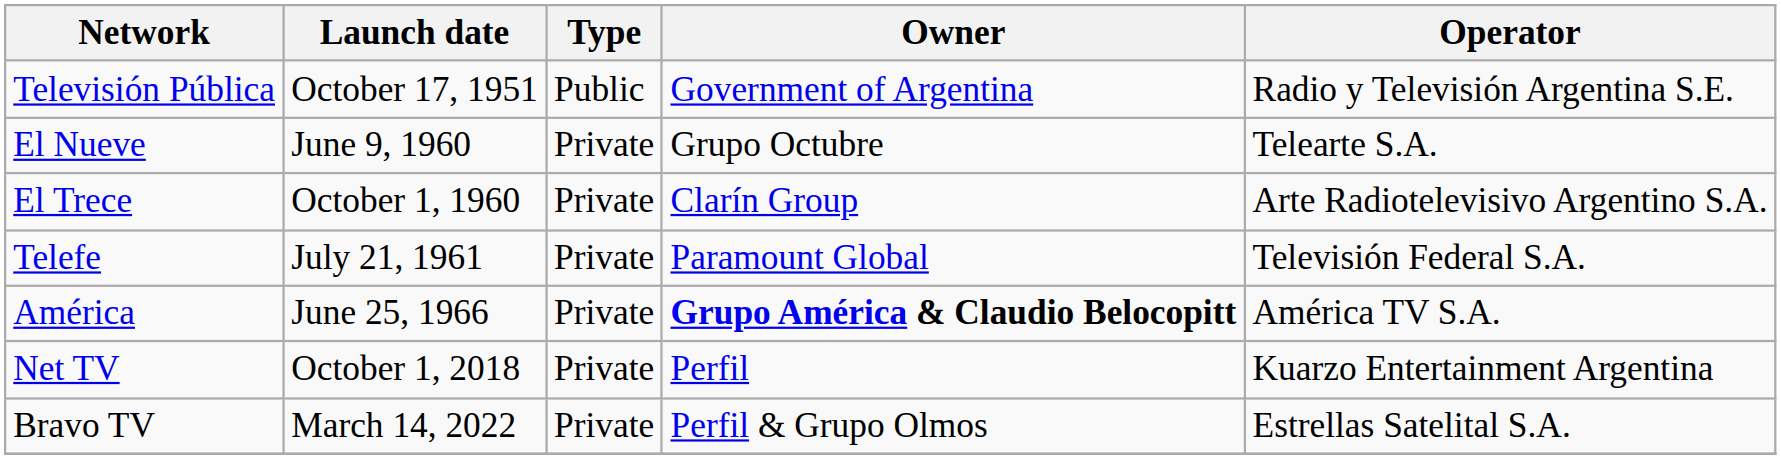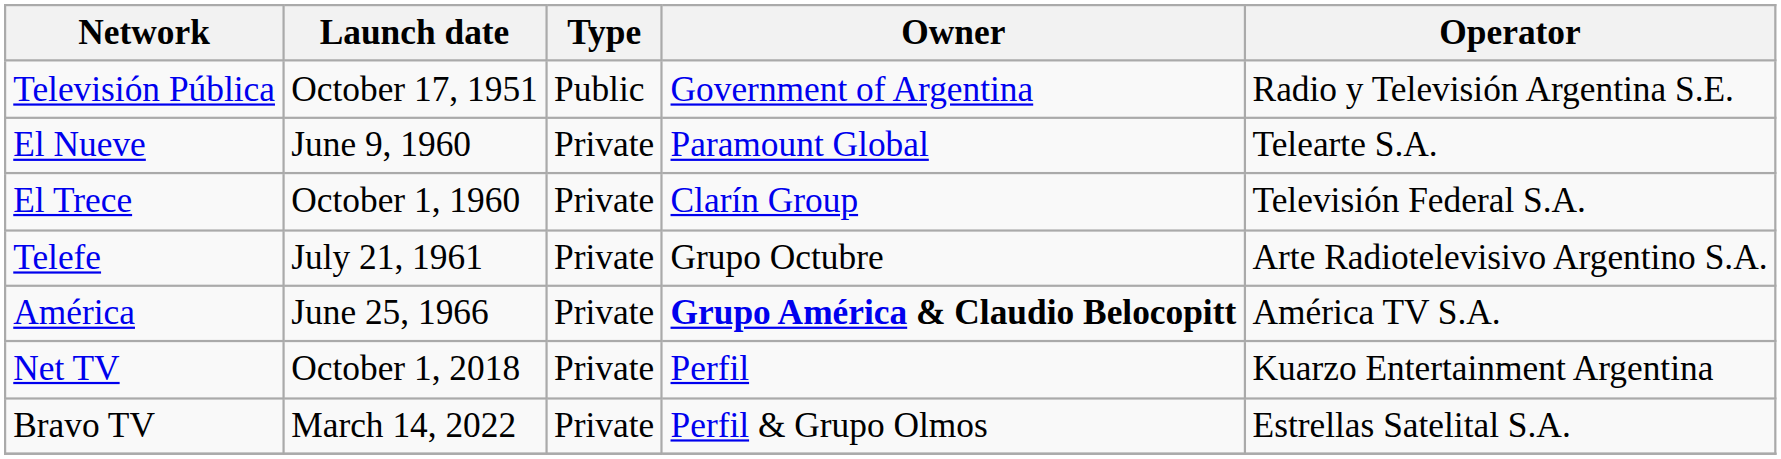(777, 144) Grupo Octubre -> (800, 144) Paramount Global
(1510, 200) Arte Radiotelevisivo Argentino S.A. -> (1419, 200) Televisión Federal S.A.
(800, 256) Paramount Global -> (777, 256) Grupo Octubre
(1419, 256) Televisión Federal S.A. -> (1510, 256) Arte Radiotelevisivo Argentino S.A.
